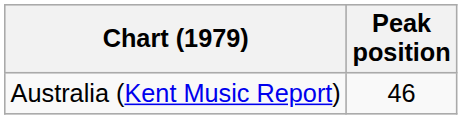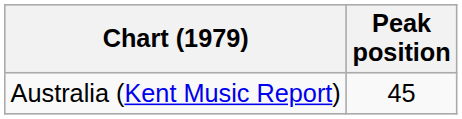(402, 93) 46 -> (402, 93) 45
